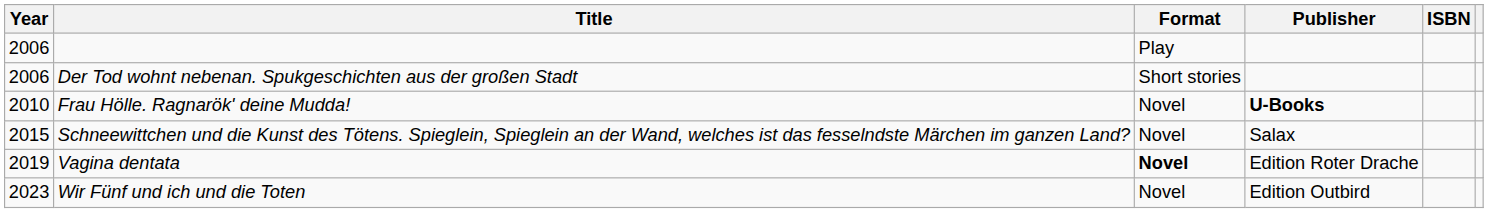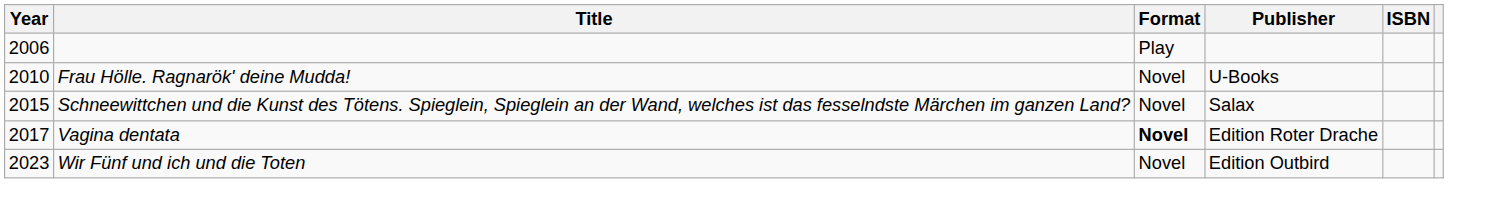- row: (318, 76)
(1287, 105) bold -> (1244, 76) normal
(29, 163) 2019 -> (29, 134) 2017
